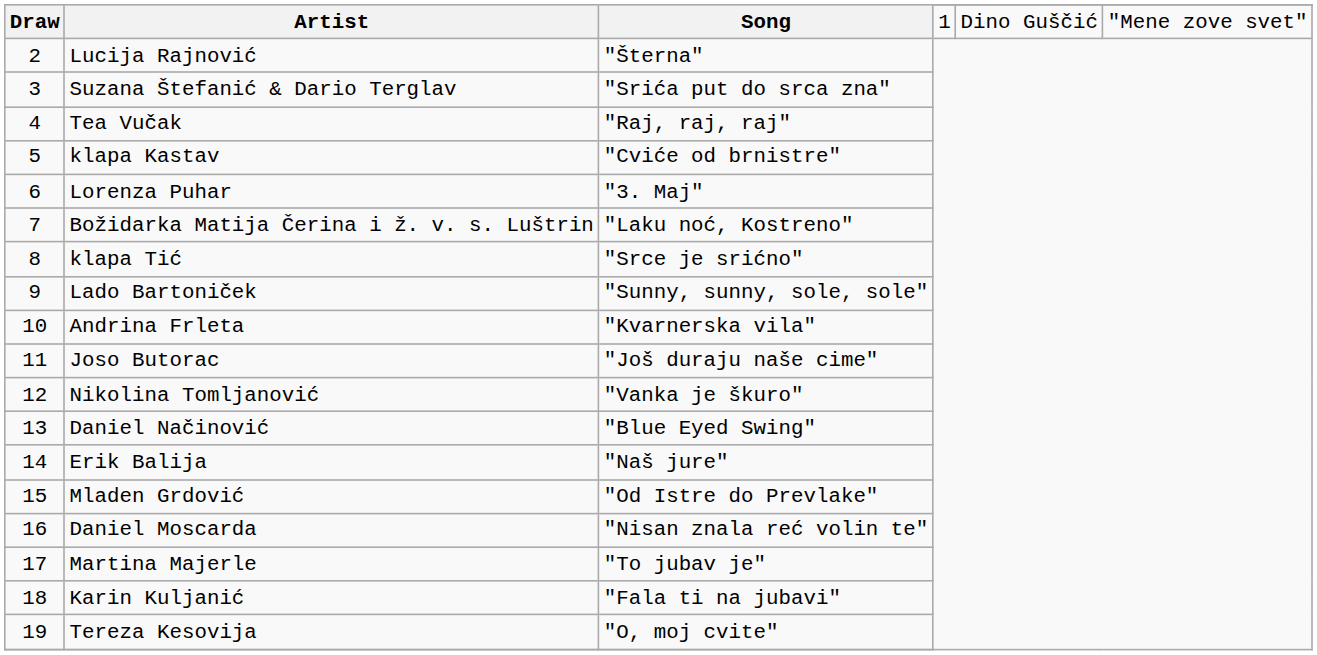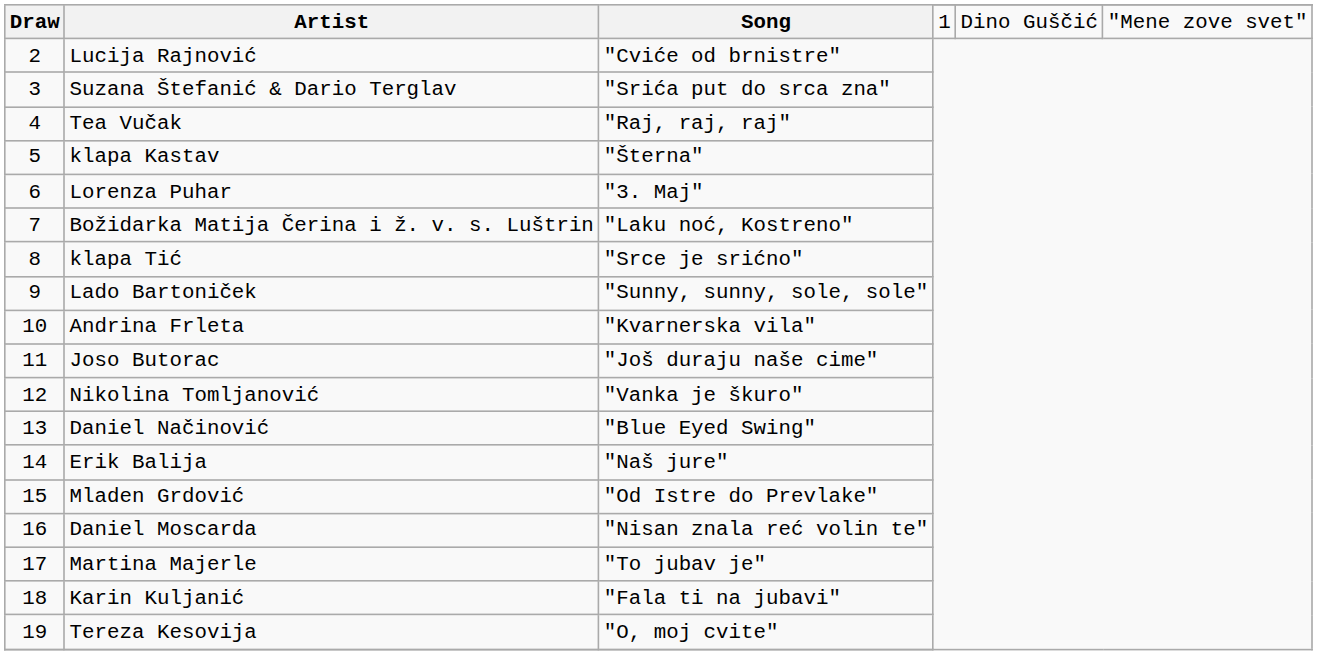(654, 56) "Šterna" -> (722, 56) "Cviće od brnistre"
(722, 157) "Cviće od brnistre" -> (654, 157) "Šterna"
